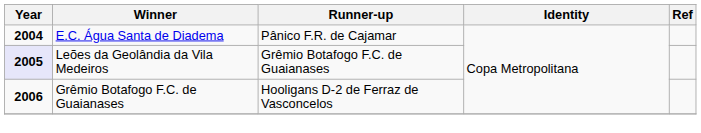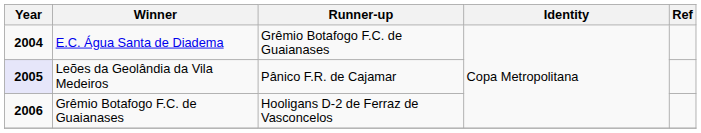(329, 35) Pânico F.R. de Cajamar -> (332, 42) Grêmio Botafogo F.C. de Guaianases
(332, 63) Grêmio Botafogo F.C. de Guaianases -> (329, 77) Pânico F.R. de Cajamar
